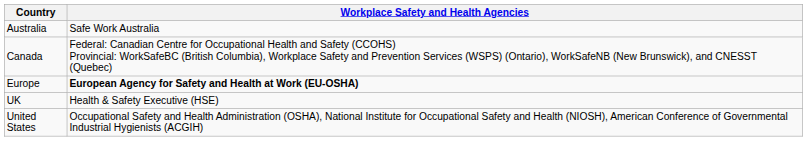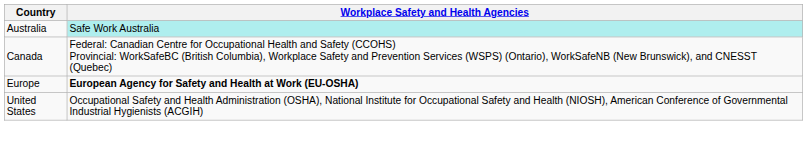(114, 28) no background -> (114, 28) paleturquoise background
- row: (14, 100)
